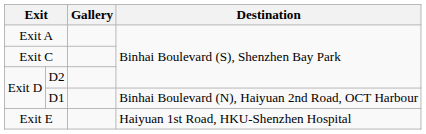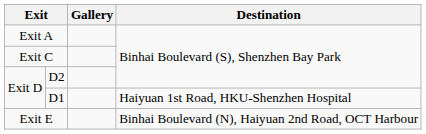(269, 98) Binhai Boulevard (N), Haiyuan 2nd Road, OCT Harbour -> (235, 98) Haiyuan 1st Road, HKU-Shenzhen Hospital
(235, 118) Haiyuan 1st Road, HKU-Shenzhen Hospital -> (269, 118) Binhai Boulevard (N), Haiyuan 2nd Road, OCT Harbour
